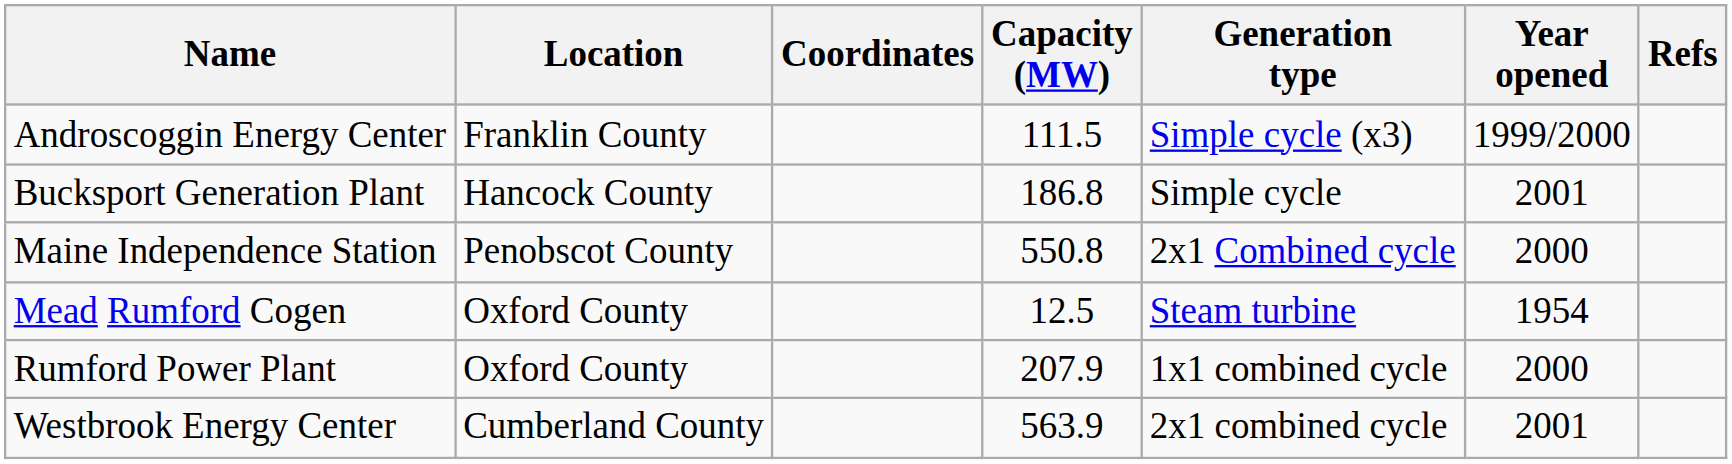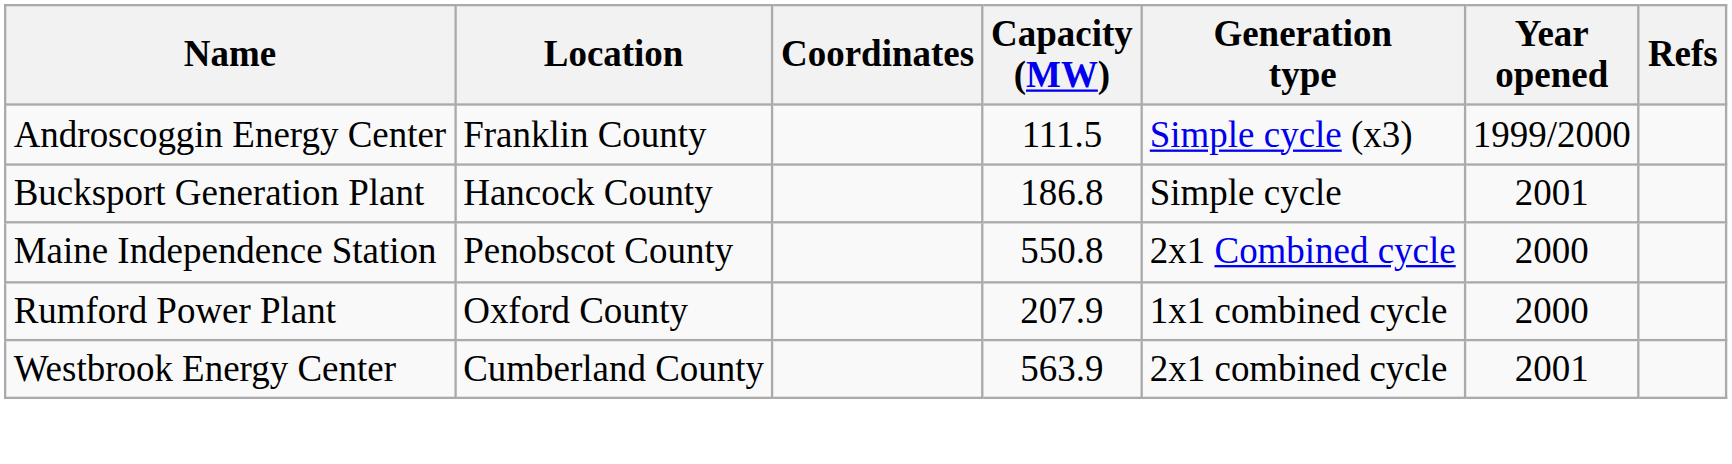- row: (180, 309)
